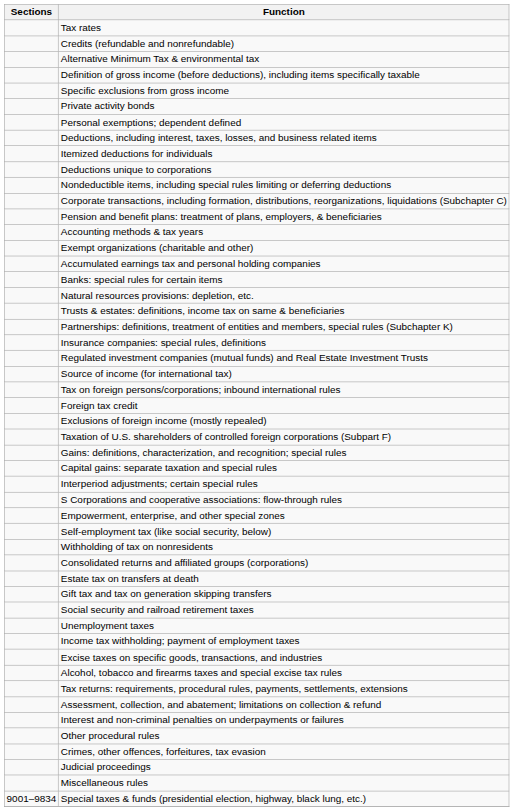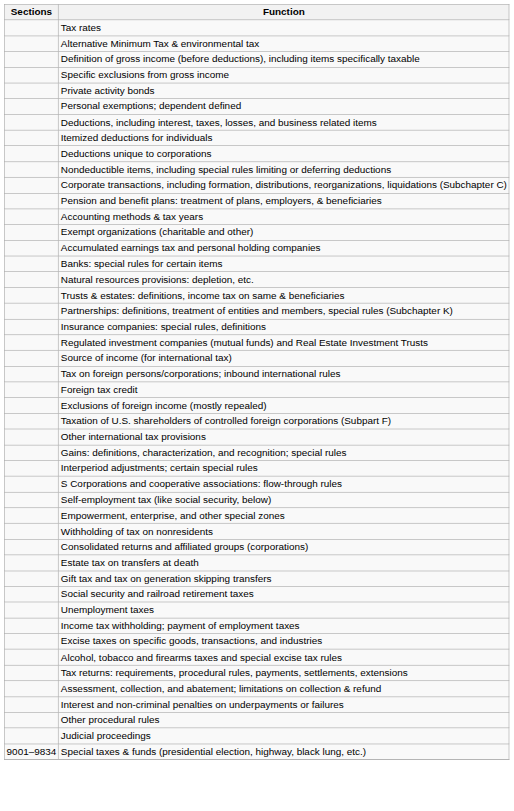- row: (147, 43)
+ row: (133, 437)
- row: (169, 468)
rows swapped: (173, 515) <-> (166, 531)
- row: (163, 751)
- row: (104, 783)
